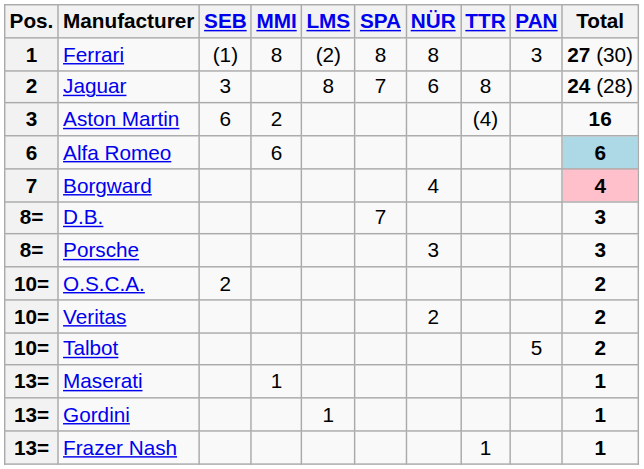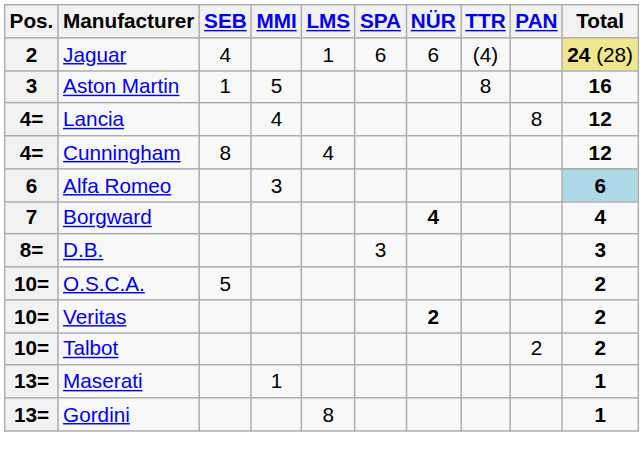- row: (94, 54)
(225, 87) 3 -> (225, 54) 4
(328, 87) 8 -> (328, 54) 1
(380, 87) 7 -> (380, 54) 6
(485, 87) 8 -> (485, 54) (4)
(600, 87) no background -> (600, 54) khaki background
(225, 120) 6 -> (225, 87) 1
(277, 120) 2 -> (277, 87) 5
(485, 120) (4) -> (485, 87) 8
+ row: (94, 120)
+ row: (122, 153)
(277, 153) 6 -> (277, 185) 3
(433, 185) normal -> (433, 218) bold
(600, 185) pink background -> (600, 218) no background
(380, 218) 7 -> (380, 251) 3
- row: (101, 251)
(225, 284) 2 -> (225, 284) 5
(433, 316) normal -> (433, 316) bold
(536, 349) 5 -> (536, 349) 2
(328, 415) 1 -> (328, 415) 8
- row: (120, 447)
